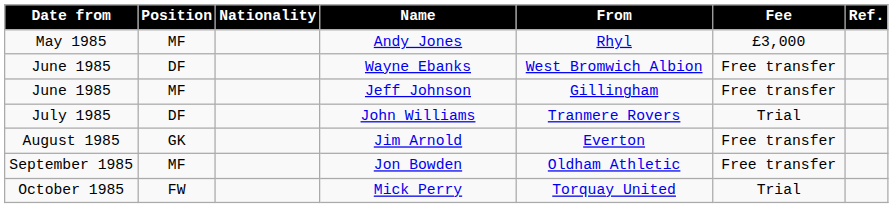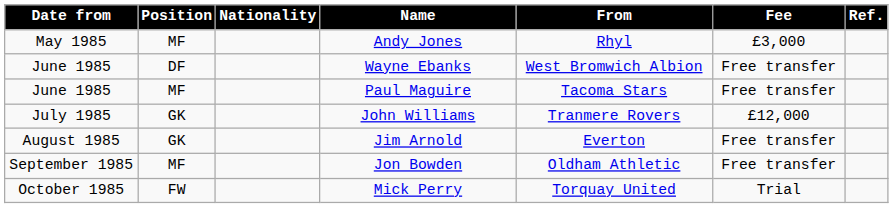- row: (418, 91)
+ row: (418, 91)
(177, 116) DF -> (177, 116) GK
(779, 116) Trial -> (779, 116) £12,000
